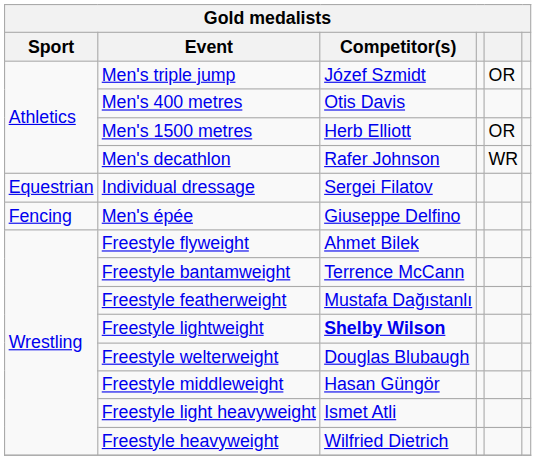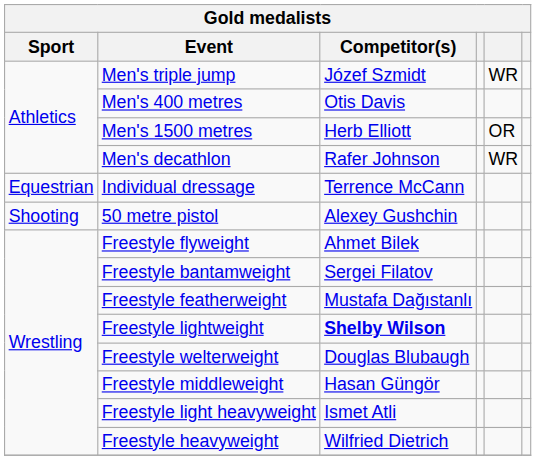(502, 74) OR -> (503, 74) WR
(378, 187) Sergei Filatov -> (394, 187) Terrence McCann
- row: (147, 215)
+ row: (160, 215)
(394, 272) Terrence McCann -> (378, 272) Sergei Filatov
